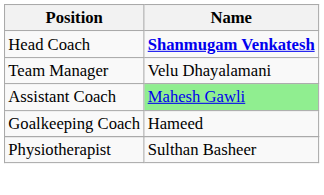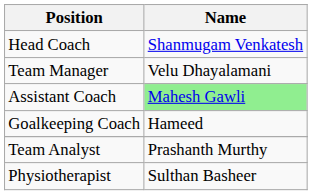(231, 44) bold -> (225, 44) normal
+ row: (54, 149)
